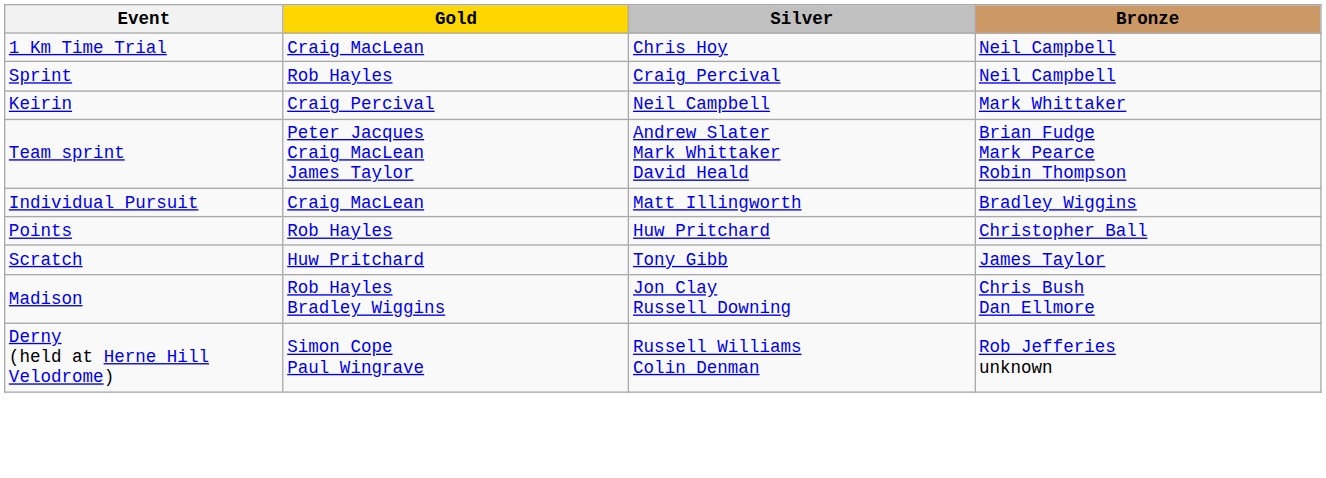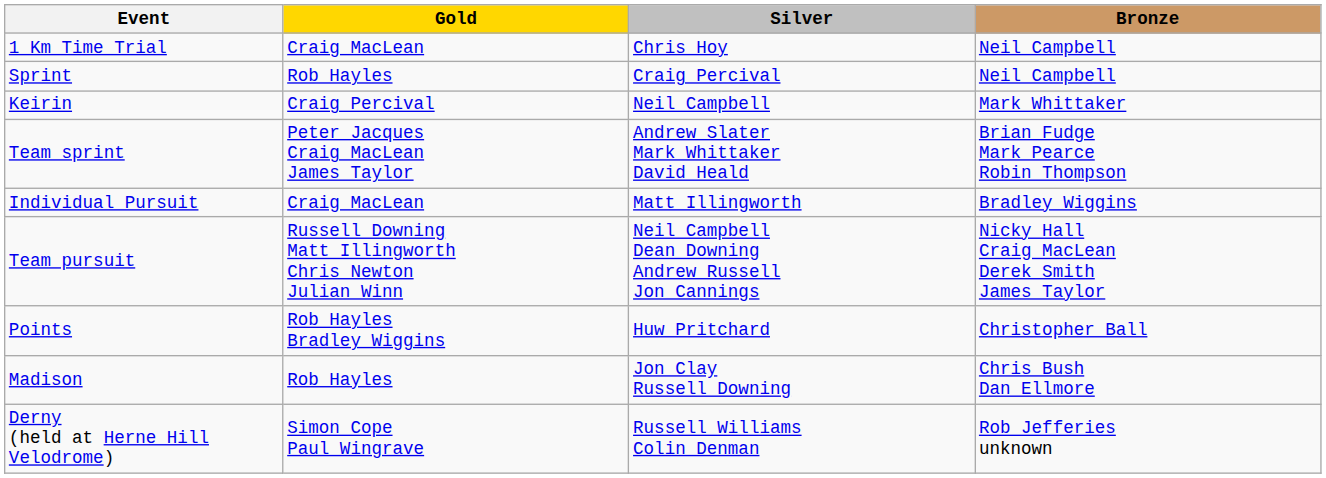+ row: (72, 261)
(340, 231) Rob Hayles -> (366, 331) Rob Hayles Bradley Wiggins
- row: (46, 260)
(366, 298) Rob Hayles Bradley Wiggins -> (340, 379) Rob Hayles
